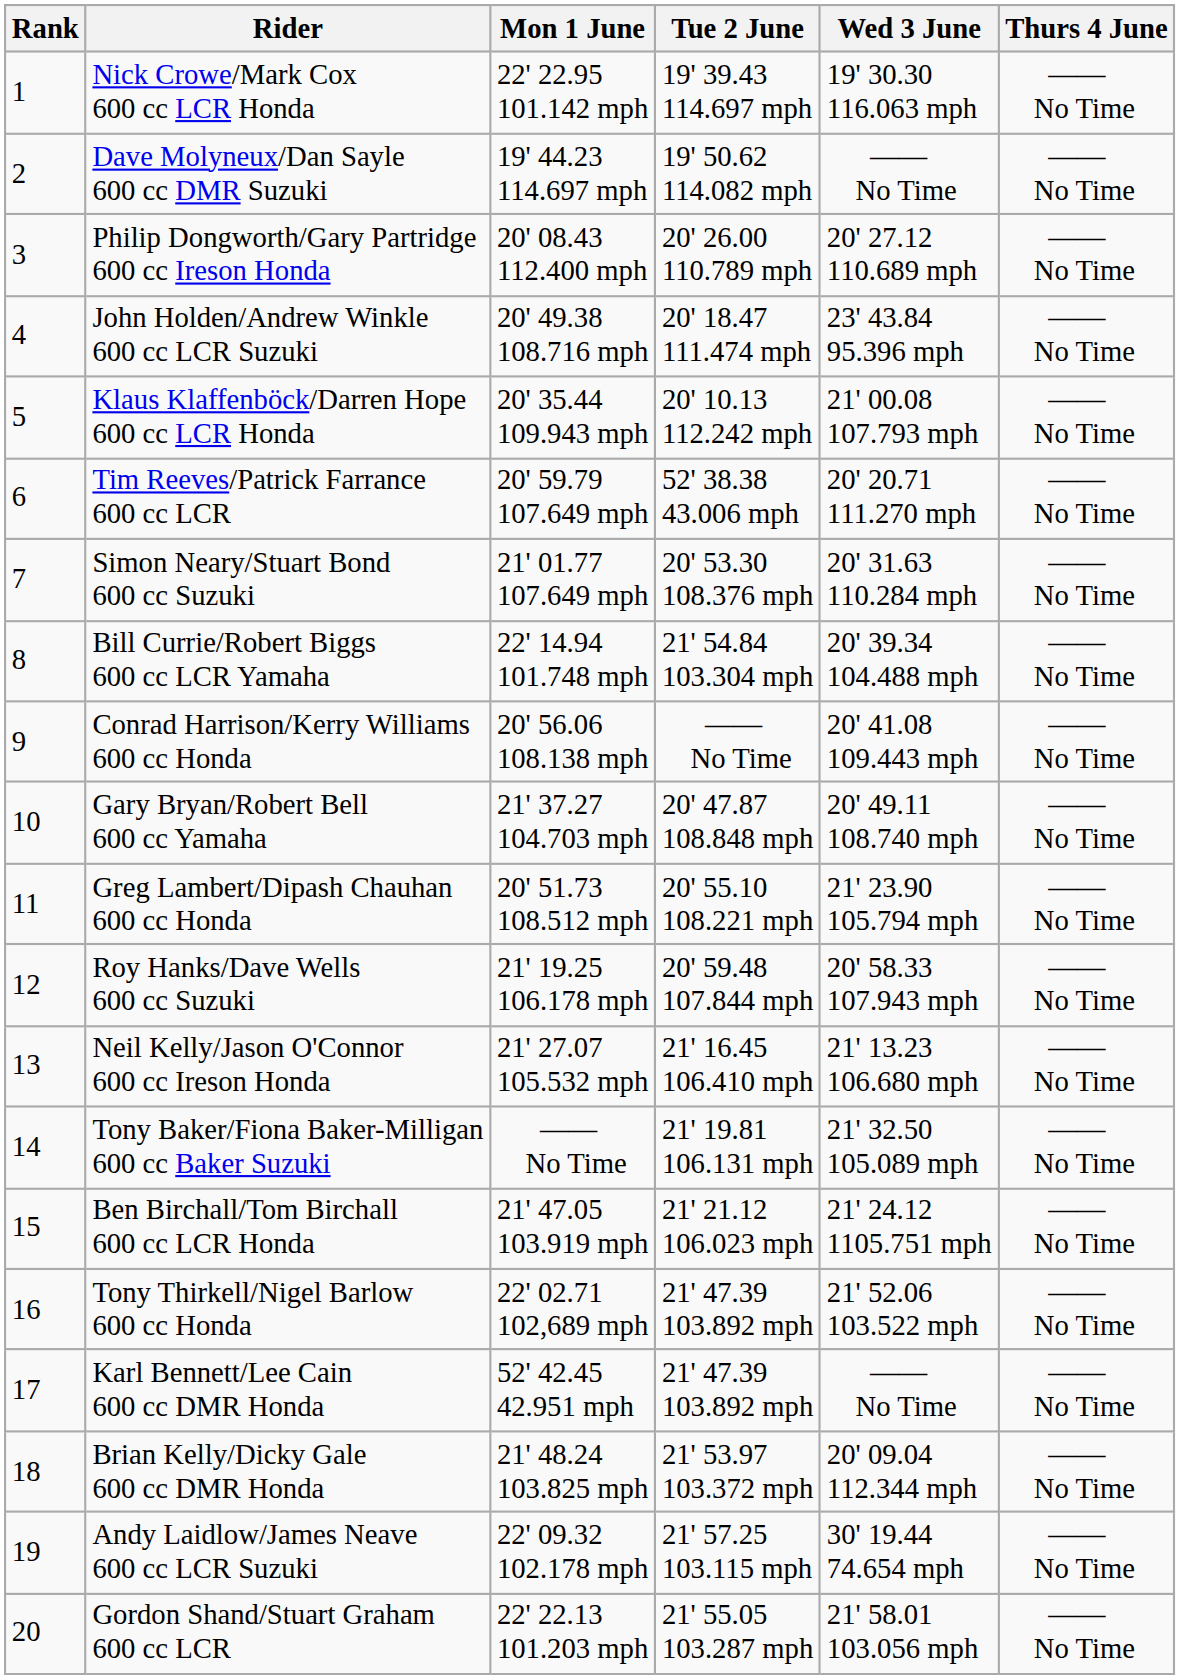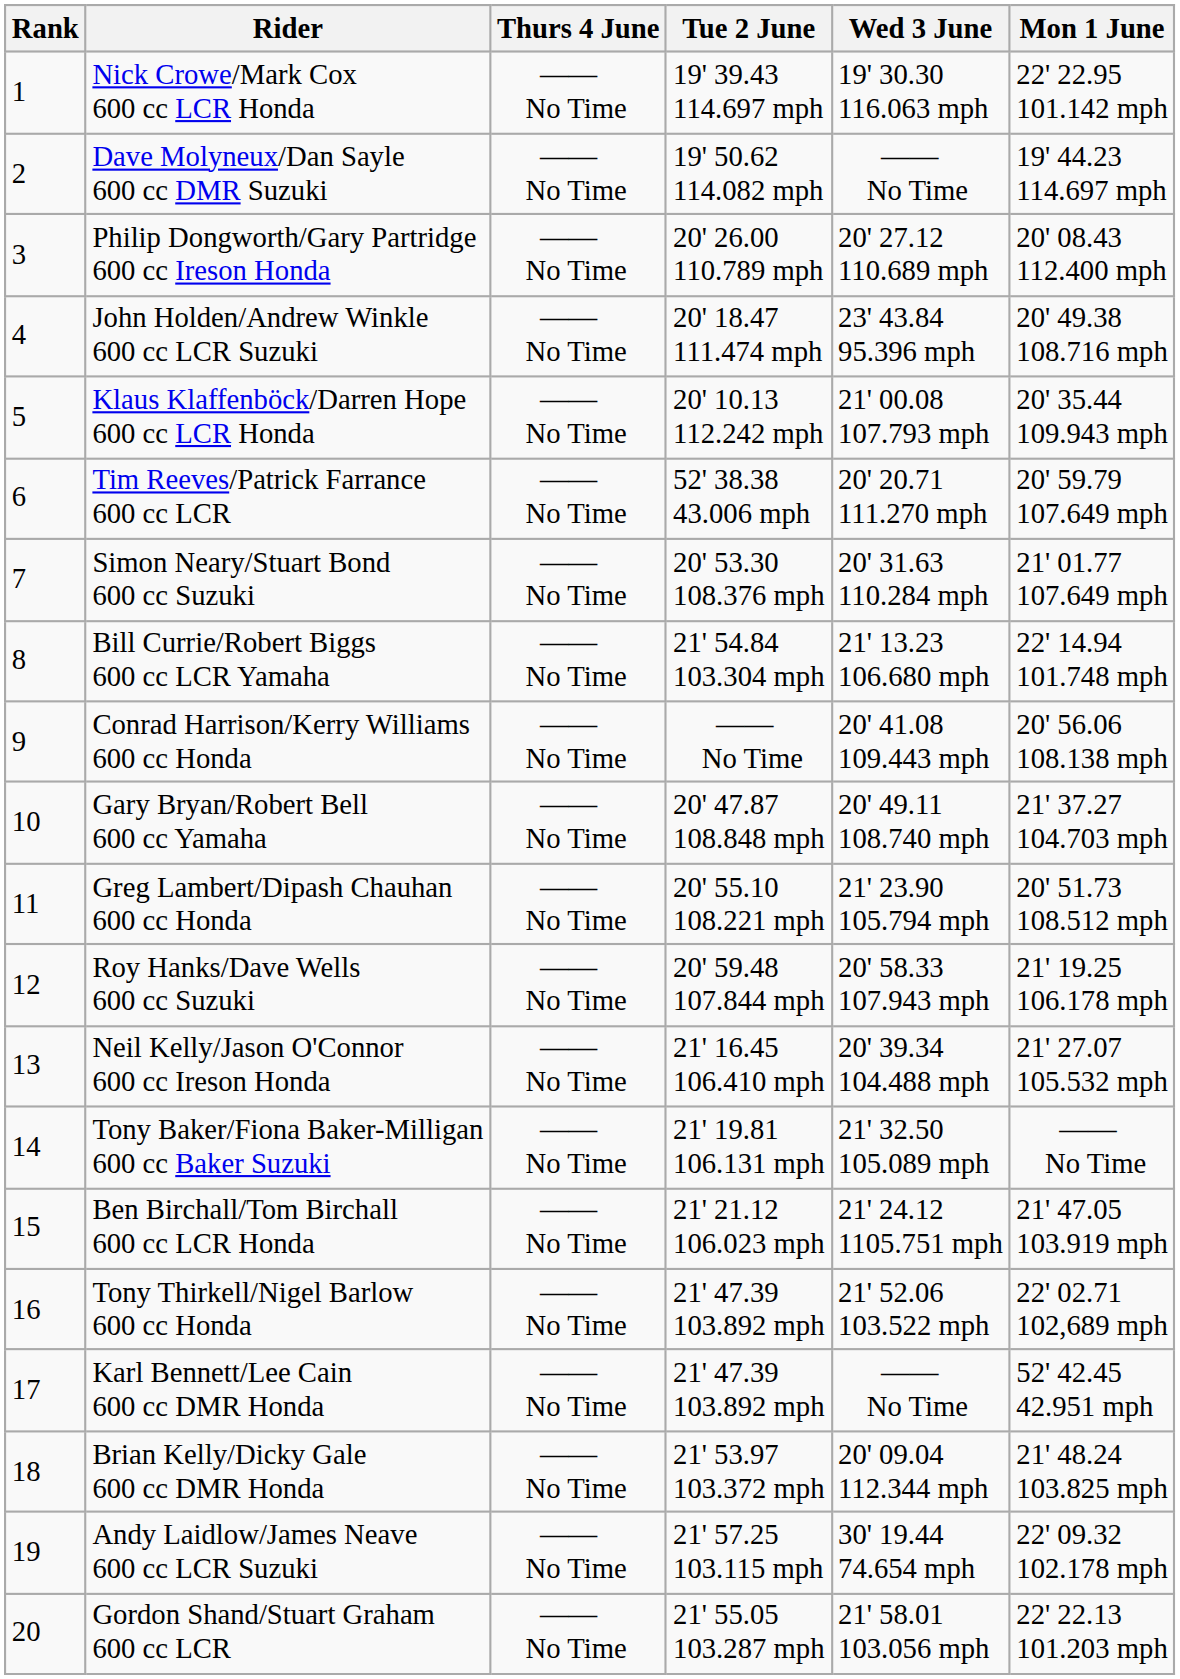columns swapped: (573, 27) <-> (1086, 27)
(903, 659) 20' 39.34 104.488 mph -> (914, 659) 21' 13.23 106.680 mph
(903, 1065) 21' 13.23 106.680 mph -> (914, 1065) 20' 39.34 104.488 mph
